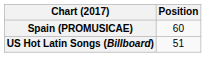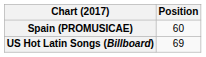(178, 44) 51 -> (178, 44) 69
